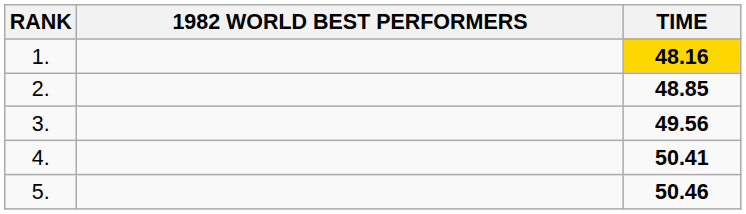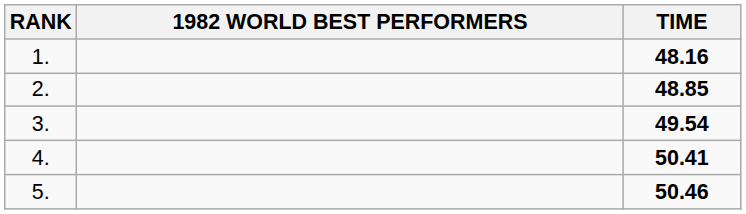(682, 56) gold background -> (682, 56) no background
(682, 124) 49.56 -> (682, 124) 49.54
